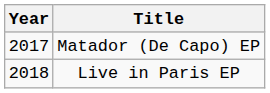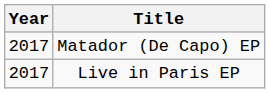(29, 74) 2018 -> (29, 74) 2017
